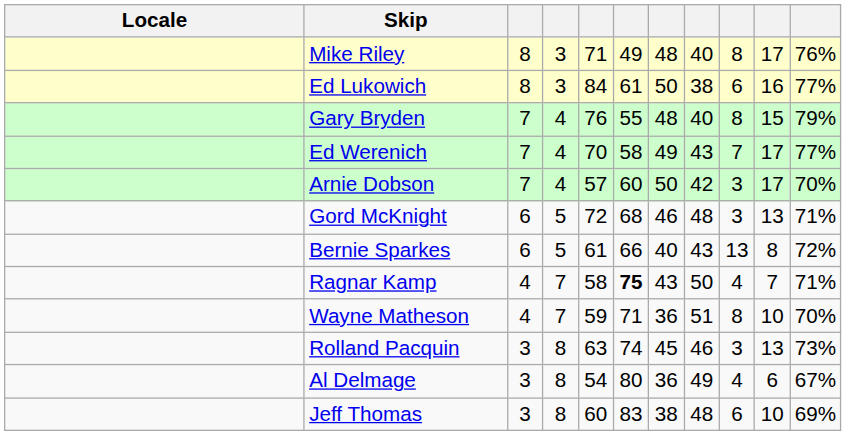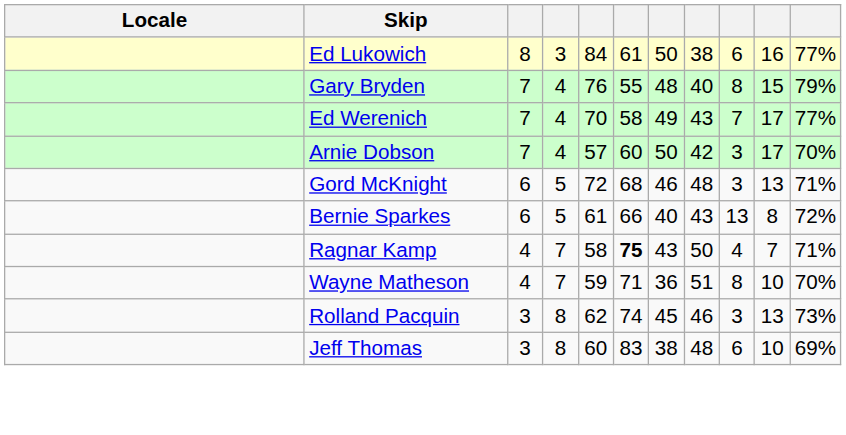- row: (357, 53)
(596, 348) 63 -> (596, 315) 62
- row: (363, 380)
